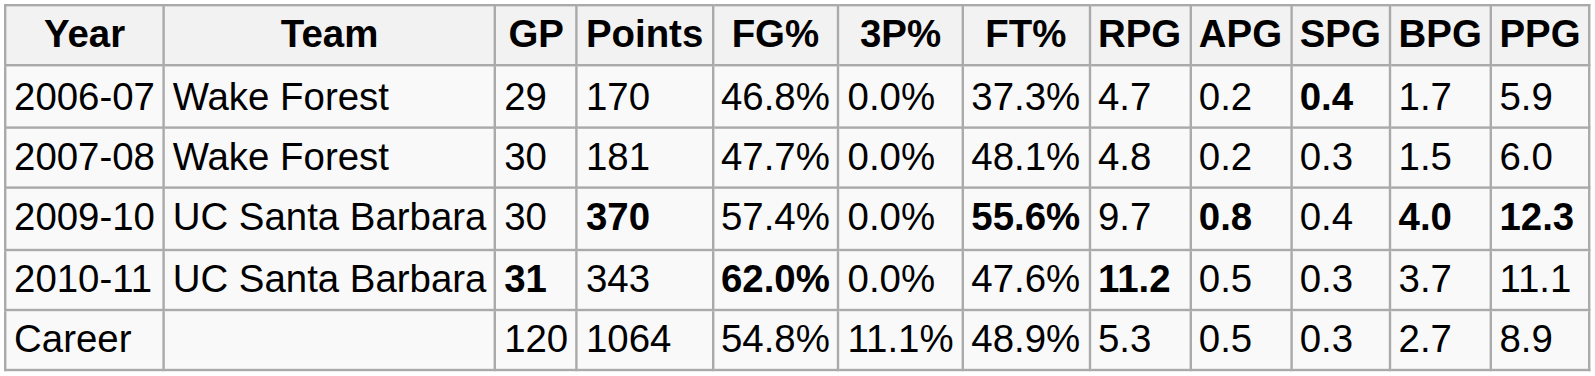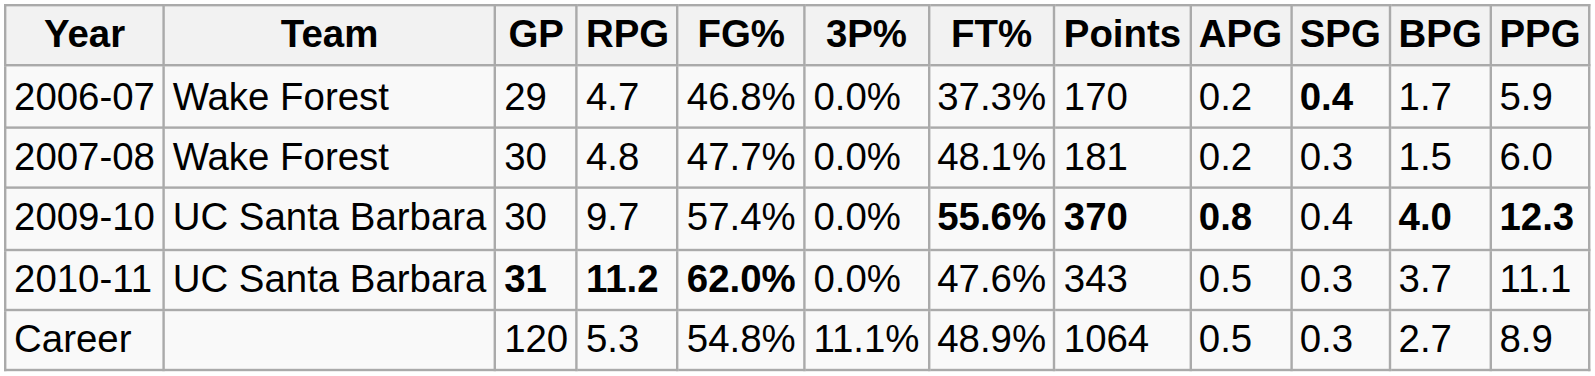columns swapped: (645, 34) <-> (1140, 34)
